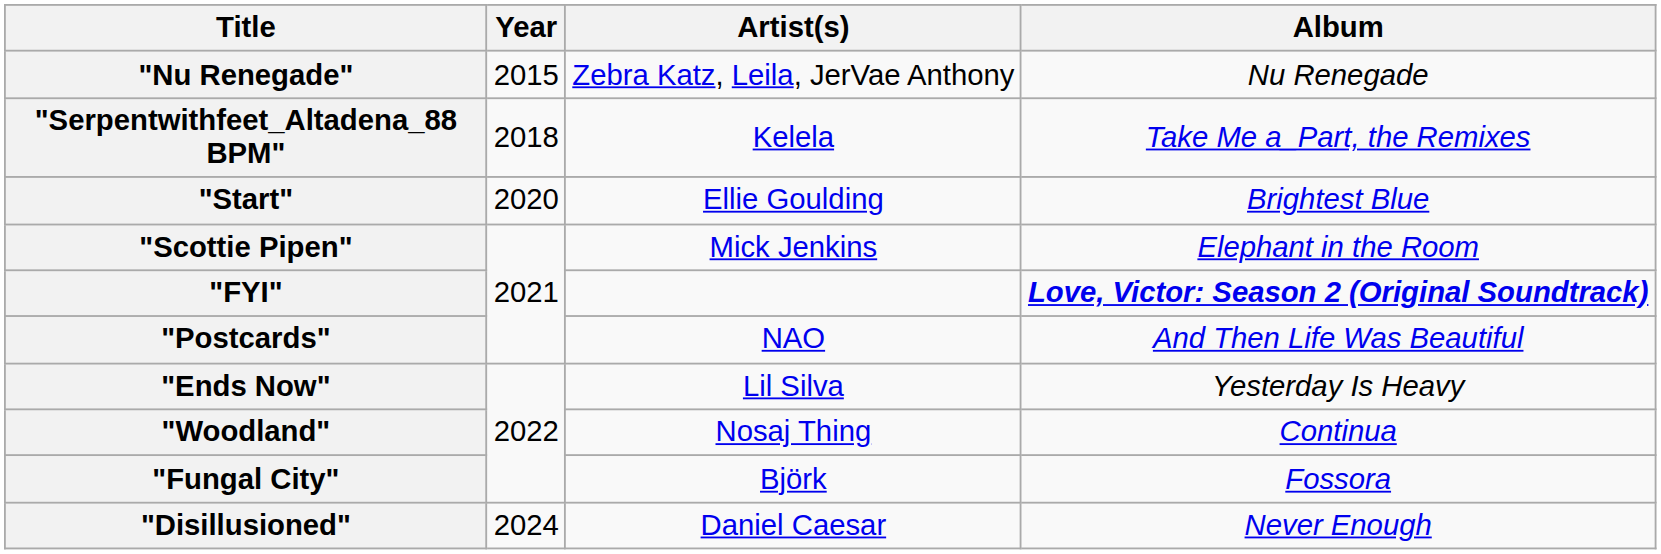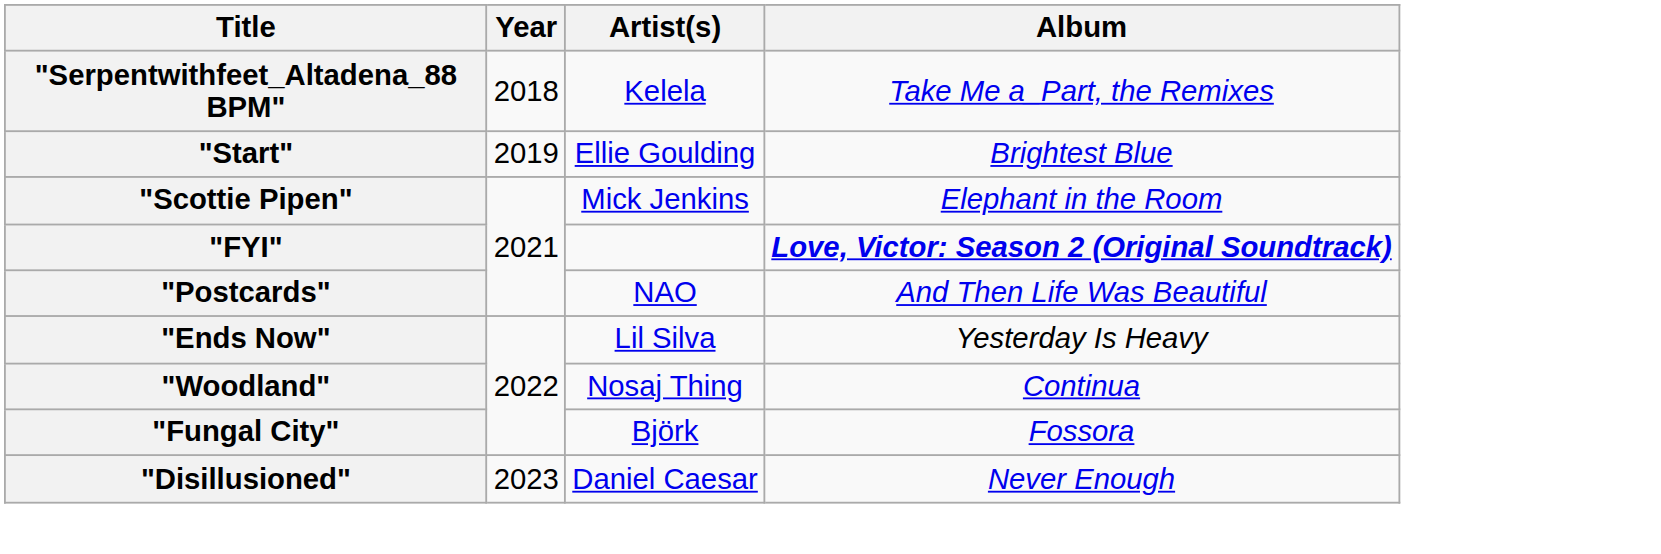- row: (246, 74)
(526, 199) 2020 -> (526, 153) 2019
(526, 525) 2024 -> (526, 478) 2023
